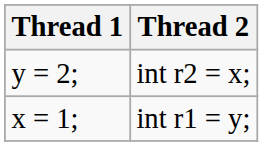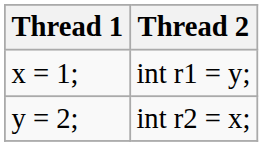rows swapped: (193, 118) <-> (193, 72)
